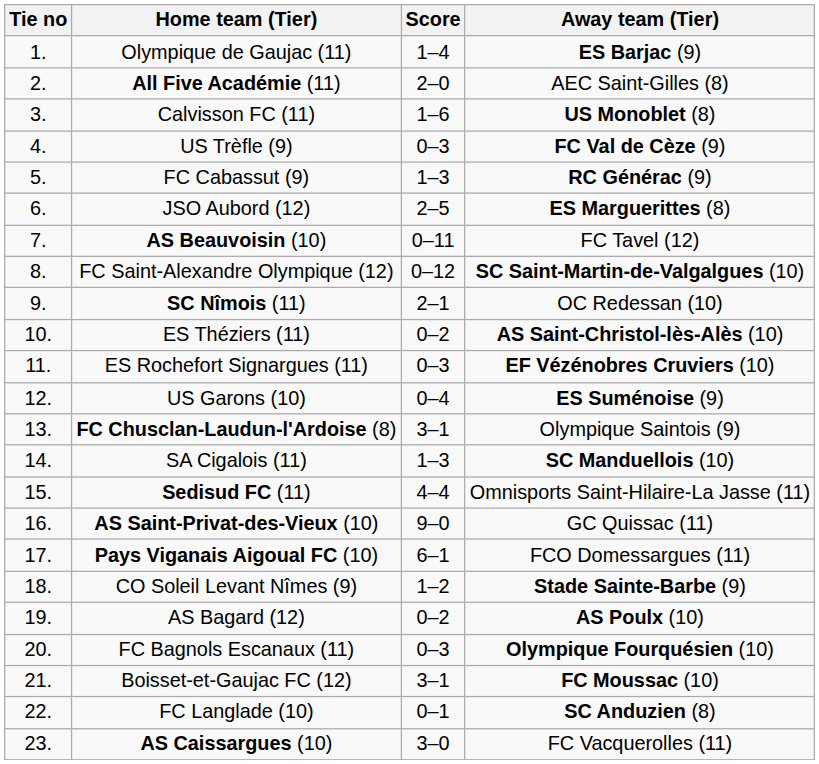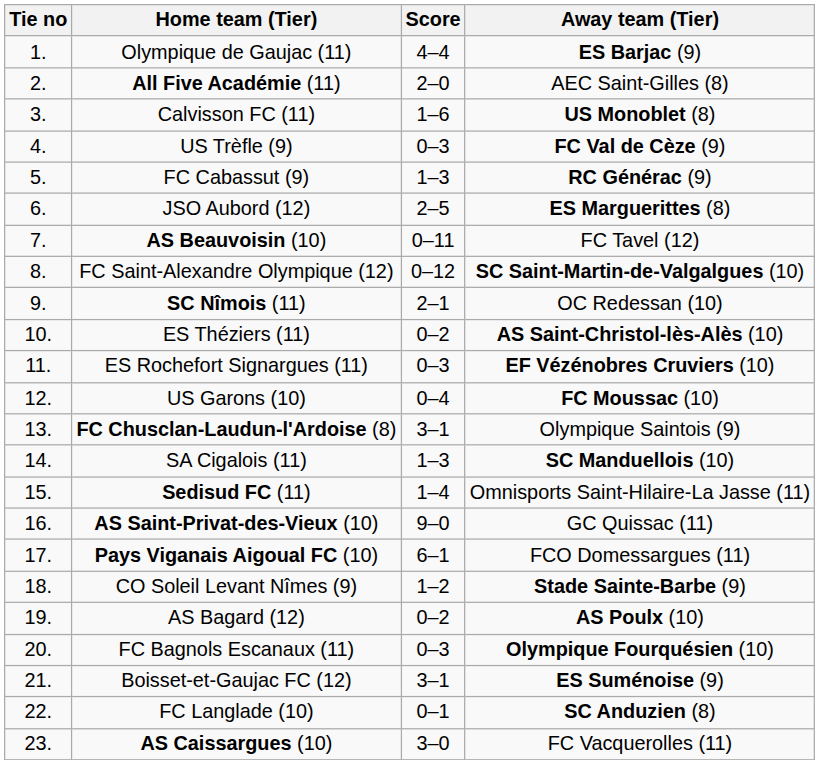(433, 51) 1–4 -> (433, 51) 4–4
(640, 397) ES Suménoise (9) -> (640, 397) FC Moussac (10)
(433, 492) 4–4 -> (433, 492) 1–4
(640, 680) FC Moussac (10) -> (640, 680) ES Suménoise (9)
